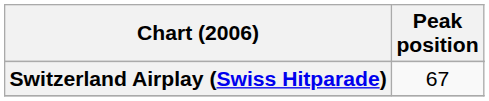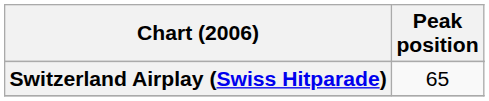(437, 78) 67 -> (437, 78) 65
